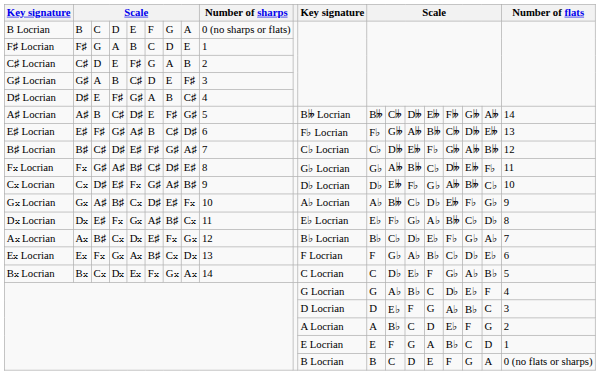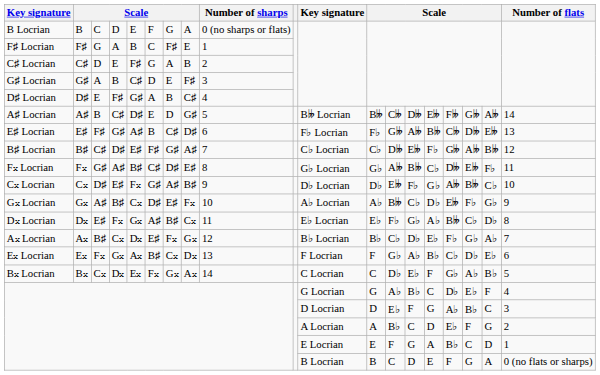(170, 47) D -> (171, 47) F♯
(171, 115) F♯ -> (170, 115) D
